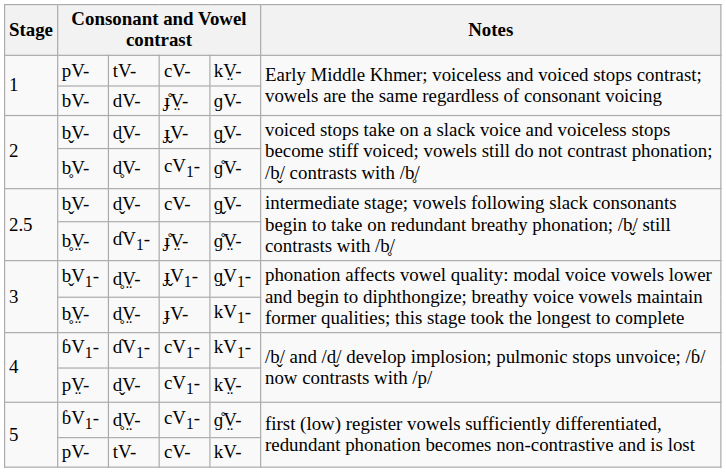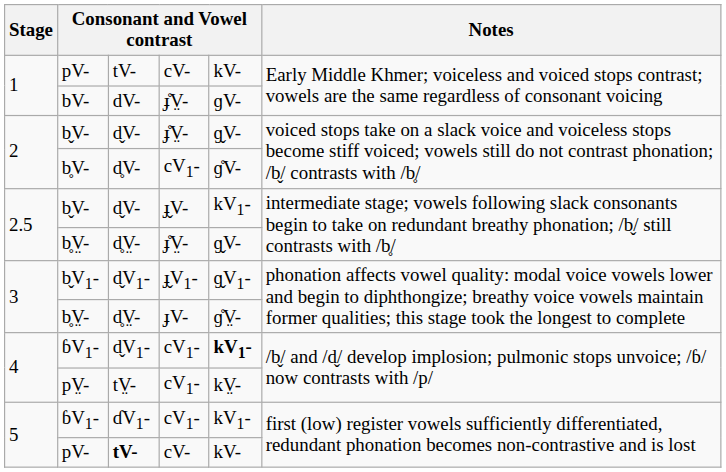(228, 70) kV̤- -> (227, 70) kV-
(176, 132) ɟ̬V- -> (176, 132) ɟ̊V̤-
(177, 204) cV- -> (176, 207) ɟ̬V-
(228, 204) ɡ̬V- -> (232, 207) kV1-
(131, 240) ɗV1- -> (127, 243) d̥V̤-
(228, 240) ɡ̊V̤- -> (227, 243) ɡ̬V-
(127, 278) d̥V̤- -> (131, 279) d̬V1-
(232, 314) kV1- -> (227, 316) ɡ̊V̤-
(131, 350) ɗV1- -> (131, 350) d̬V1-
(232, 350) normal -> (233, 350) bold
(127, 385) d̬V- -> (124, 385) tV̤-
(127, 420) d̥V̤- -> (131, 420) ɗV1-
(228, 420) ɡ̊V̤- -> (232, 420) kV1-
(125, 452) normal -> (125, 452) bold
